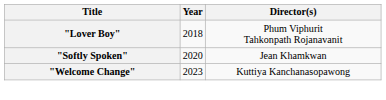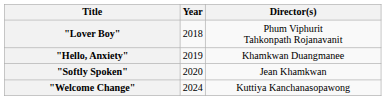+ row: (92, 55)
(193, 71) 2023 -> (193, 87) 2024
